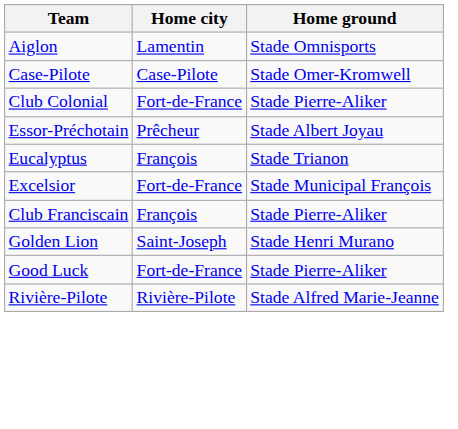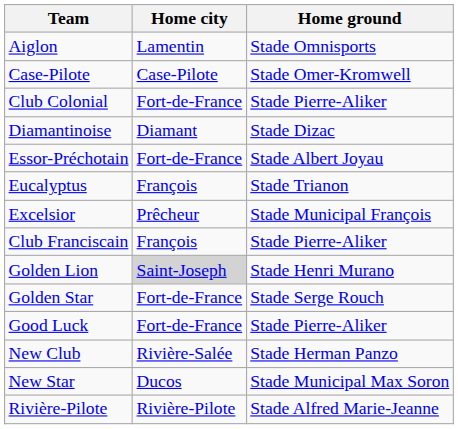+ row: (60, 130)
(168, 130) Prêcheur -> (189, 158) Fort-de-France
(189, 185) Fort-de-France -> (168, 213) Prêcheur
(182, 241) no background -> (182, 269) lightgrey background
+ row: (51, 297)
+ row: (45, 353)
+ row: (42, 381)
